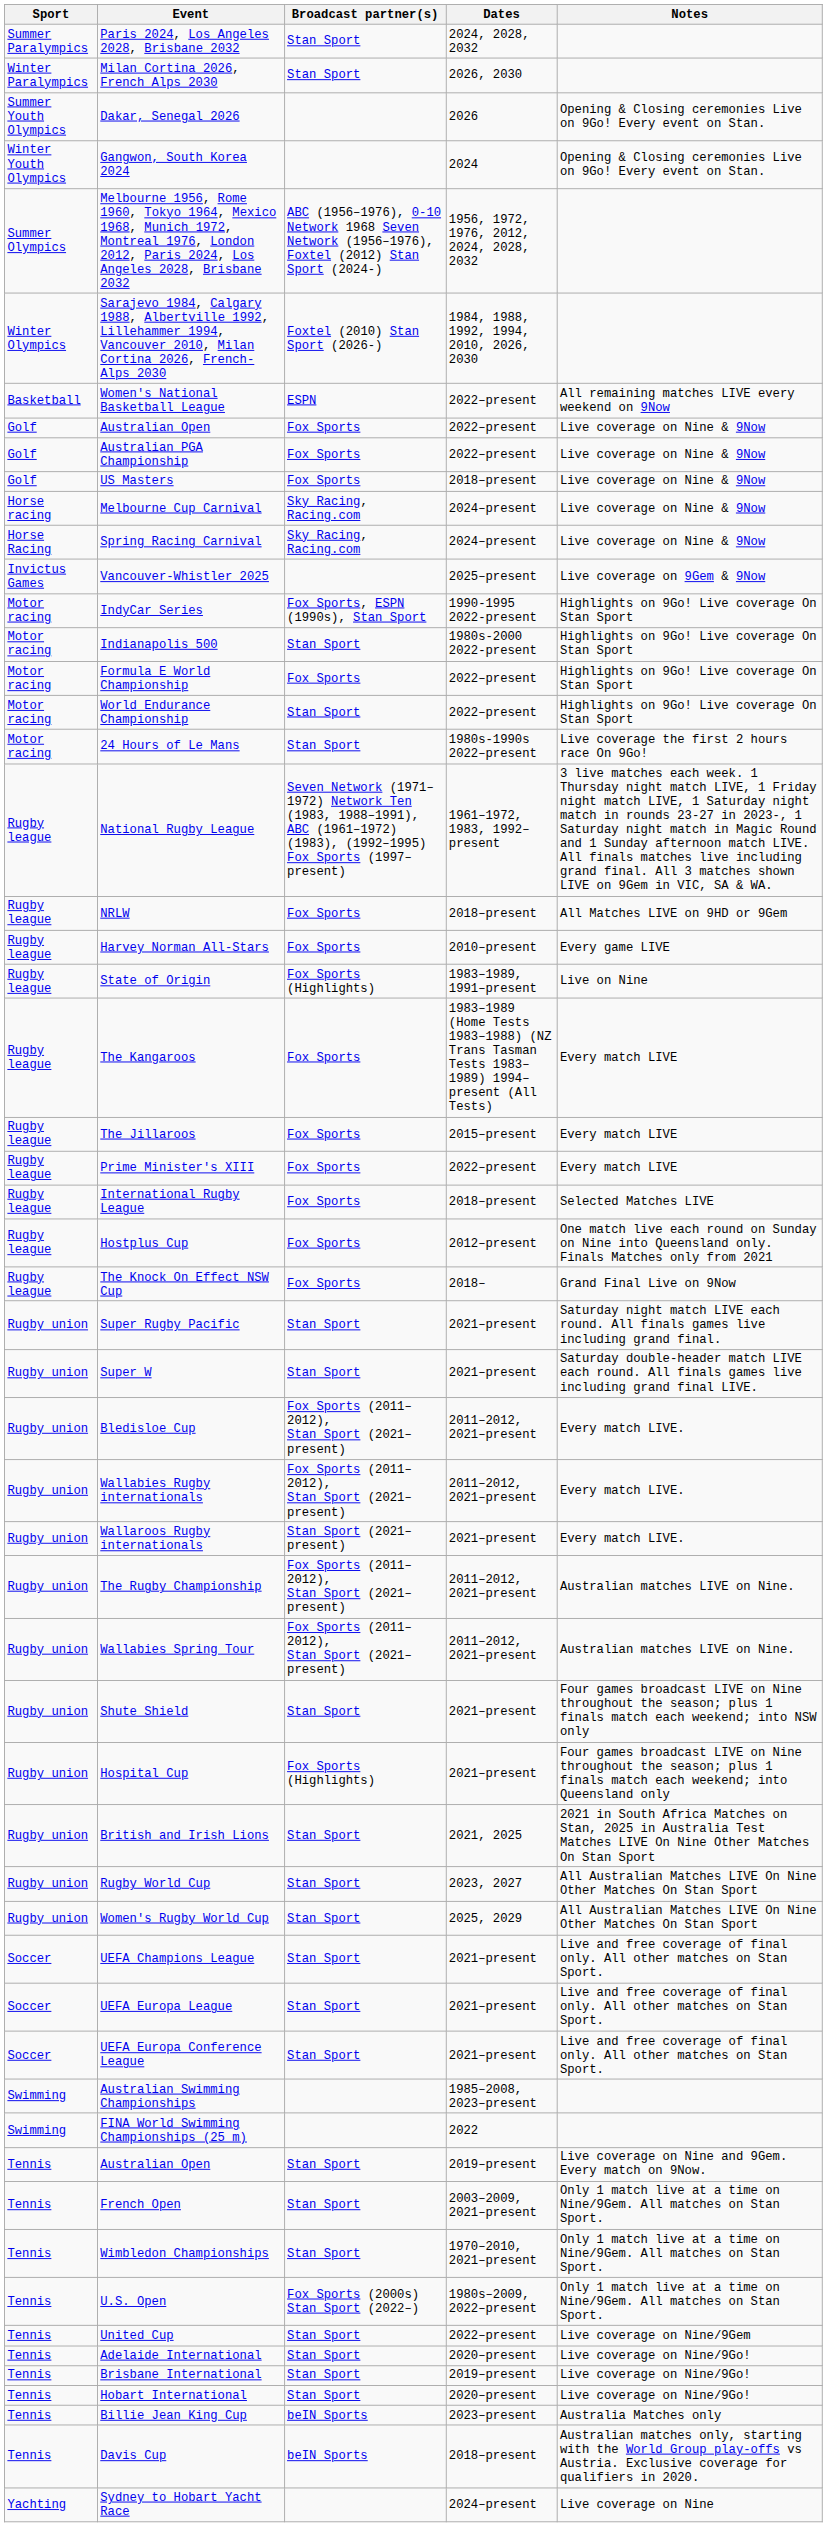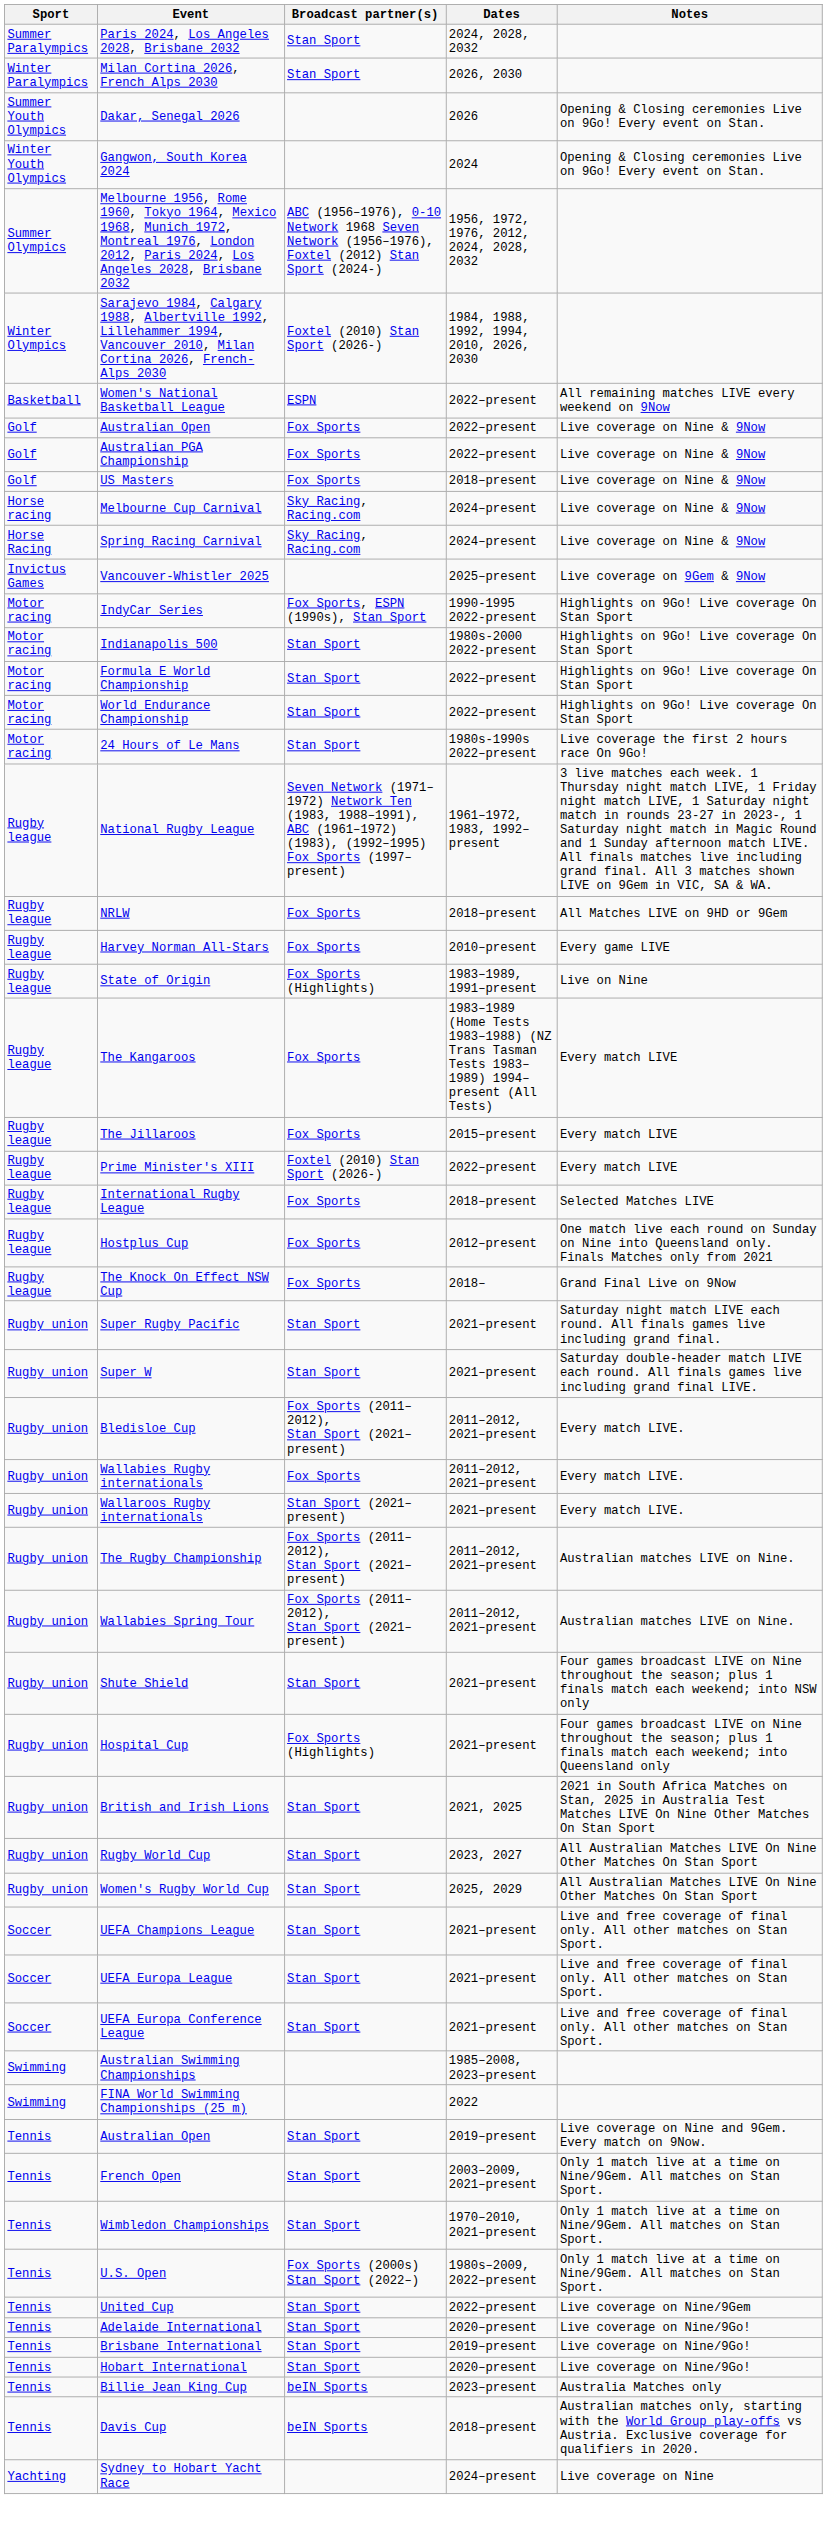(324, 679) Fox Sports -> (324, 679) Stan Sport
(324, 1168) Fox Sports -> (353, 1168) Foxtel (2010) Stan Sport (2026-)
(349, 1491) Fox Sports (2011–2012), Stan Sport (2021–present) -> (324, 1477) Fox Sports
